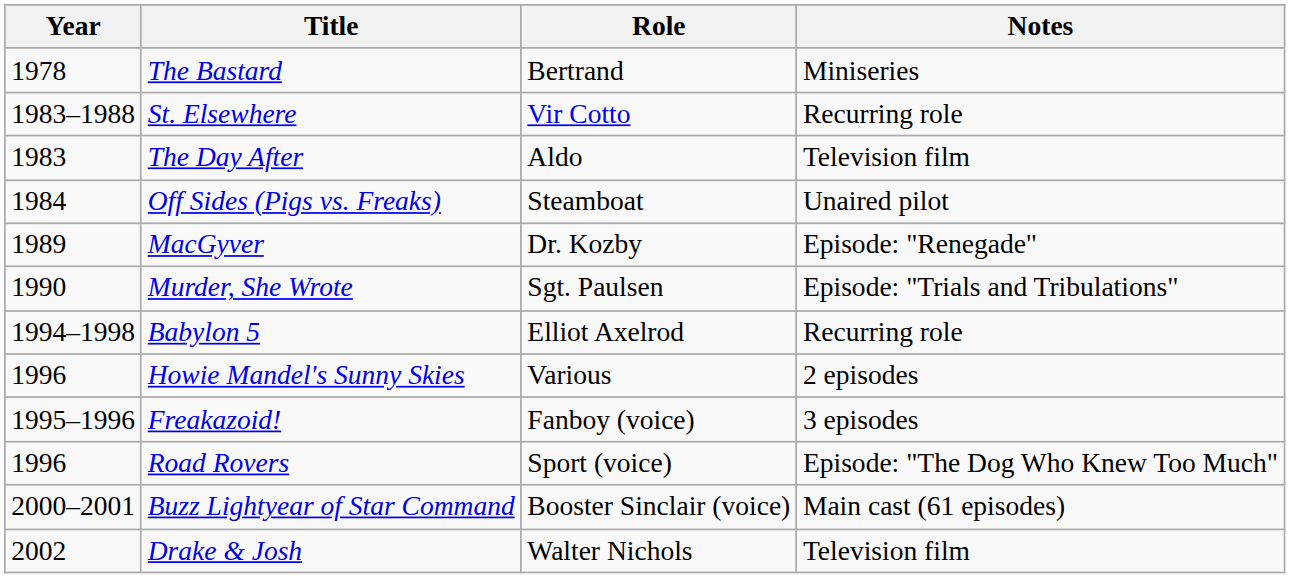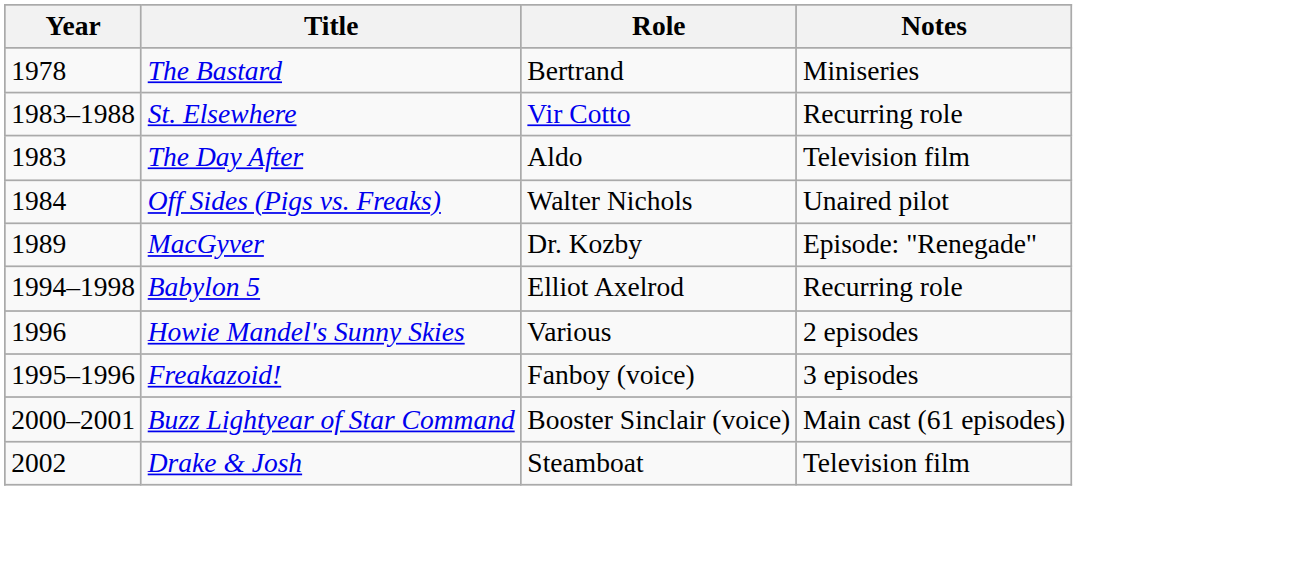(585, 200) Steamboat -> (610, 200) Walter Nichols
- row: (250, 288)
- row: (218, 462)
(610, 550) Walter Nichols -> (585, 462) Steamboat
